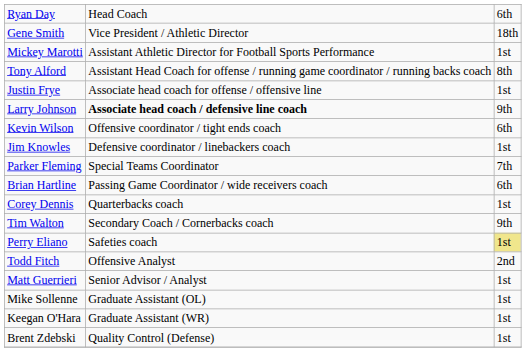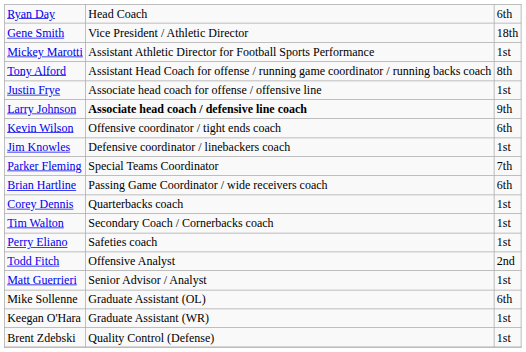(505, 223) 9th -> (504, 223) 1st
(504, 242) khaki background -> (504, 242) no background
(504, 299) 1st -> (505, 299) 6th
